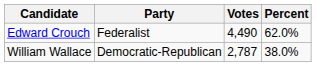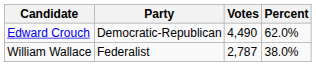(123, 33) Federalist -> (159, 33) Democratic-Republican
(159, 52) Democratic-Republican -> (123, 52) Federalist
